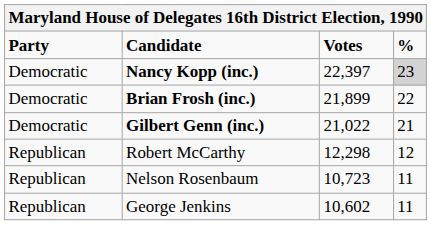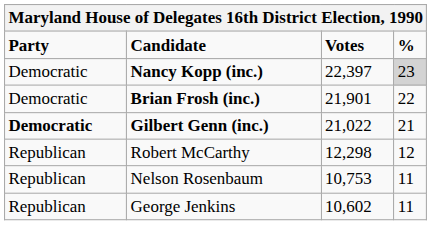(347, 98) 21,899 -> (348, 98) 21,901
(48, 125) normal -> (50, 125) bold
(347, 179) 10,723 -> (348, 179) 10,753
